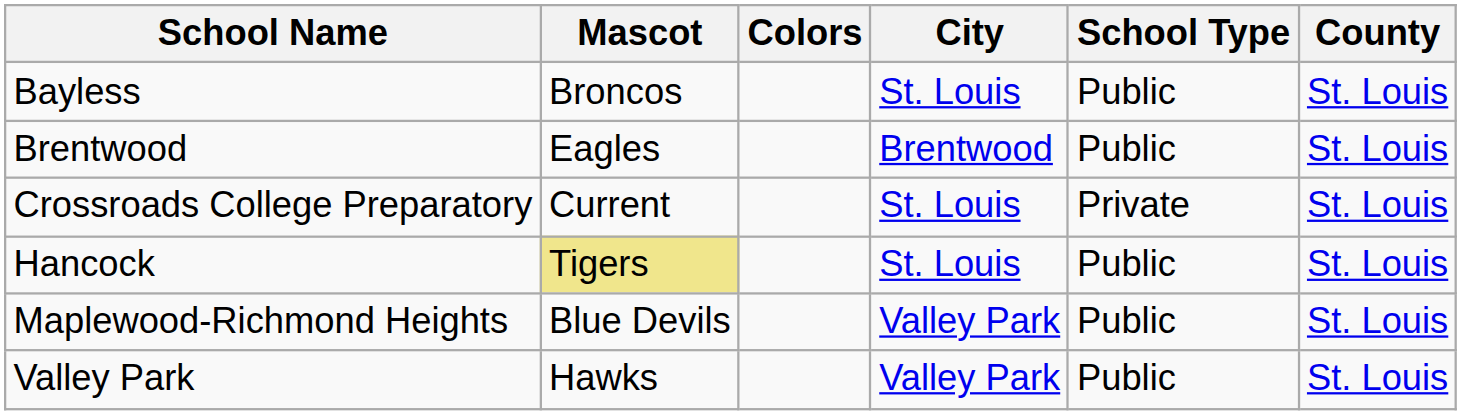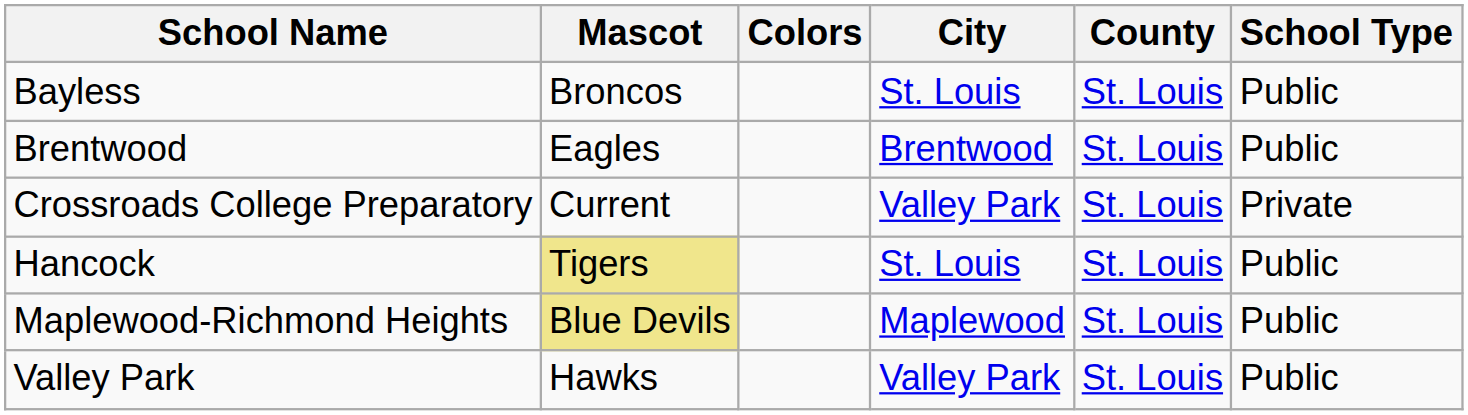columns swapped: (1378, 33) <-> (1184, 33)
(950, 206) St. Louis -> (970, 206) Valley Park
(640, 321) no background -> (640, 321) khaki background
(970, 321) Valley Park -> (972, 321) Maplewood
